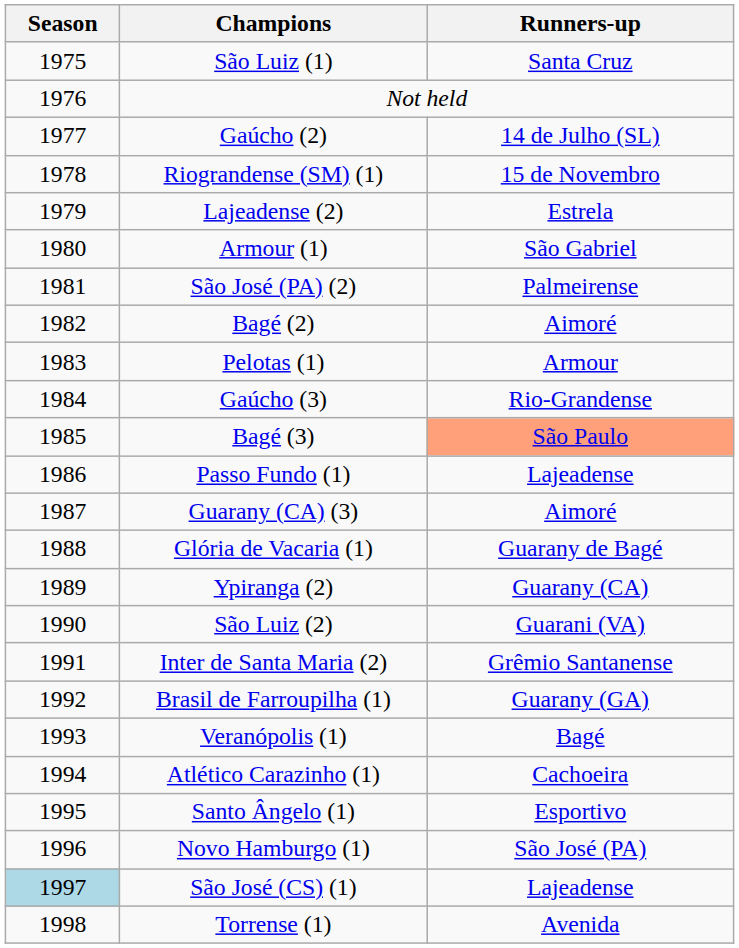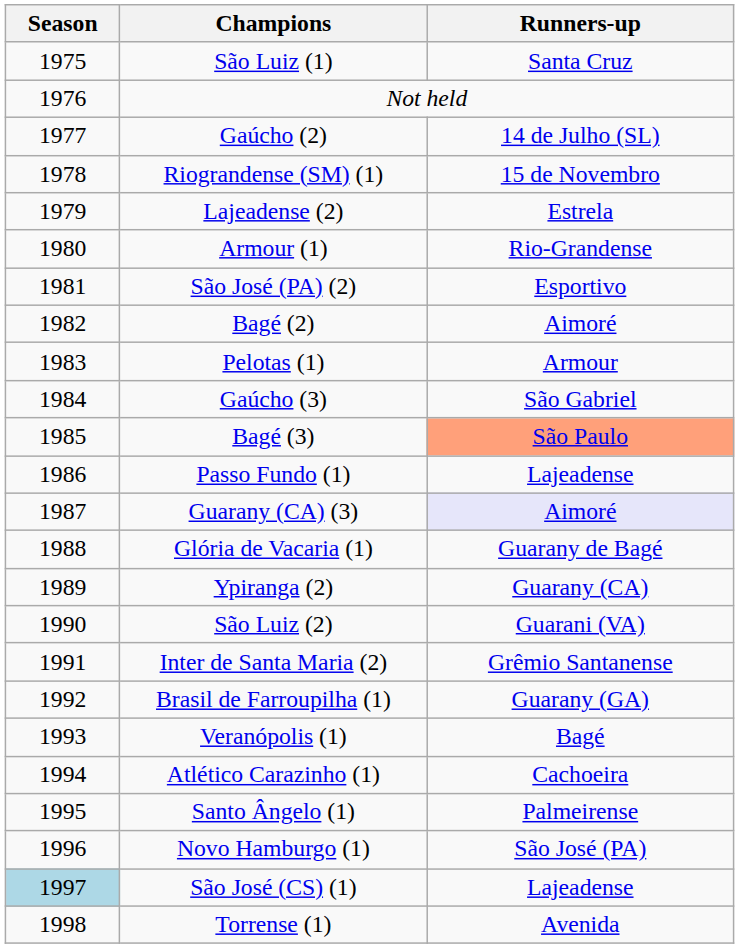(580, 248) São Gabriel -> (580, 248) Rio-Grandense
(580, 286) Palmeirense -> (580, 286) Esportivo
(580, 398) Rio-Grandense -> (580, 398) São Gabriel
(580, 511) no background -> (580, 511) lavender background
(580, 811) Esportivo -> (580, 811) Palmeirense
